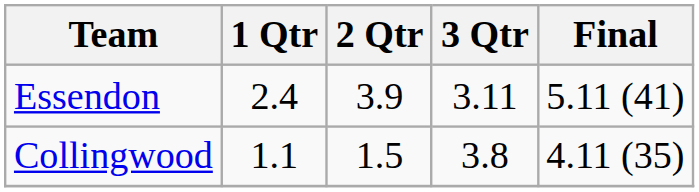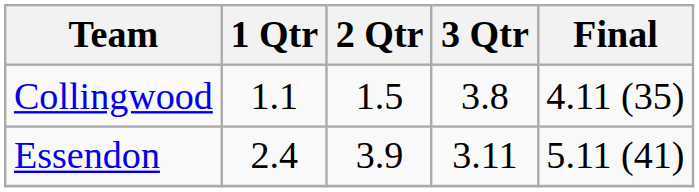rows swapped: (87, 95) <-> (113, 155)
